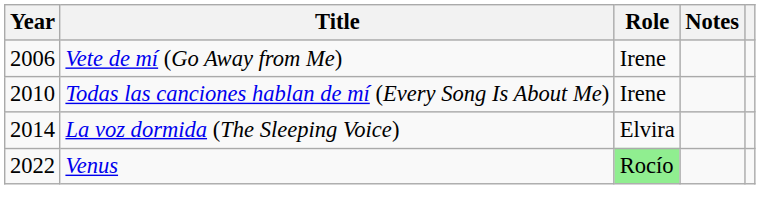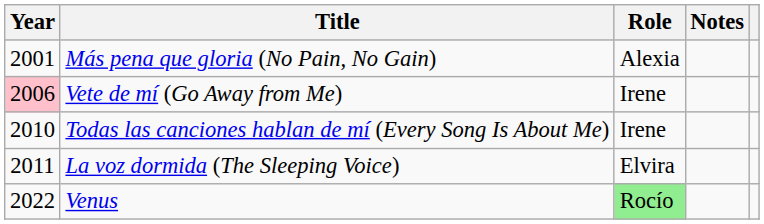+ row: (251, 58)
(32, 58) no background -> (32, 93) pink background
(32, 129) 2014 -> (32, 165) 2011
